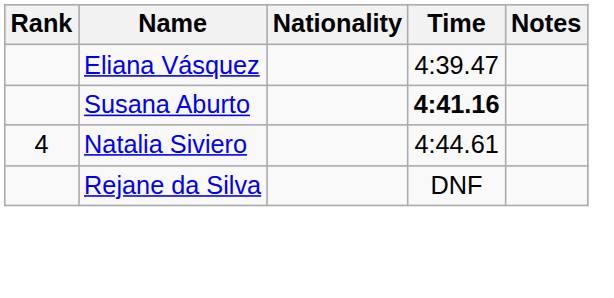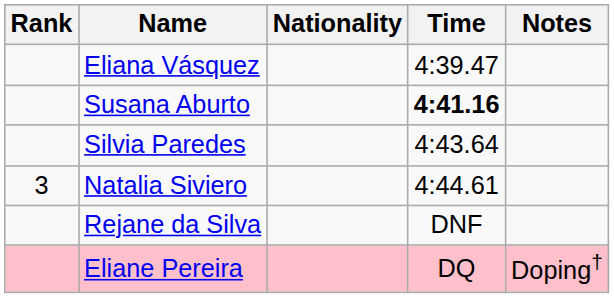+ row: (165, 144)
(42, 144) 4 -> (42, 184) 3
+ row: (163, 268)
